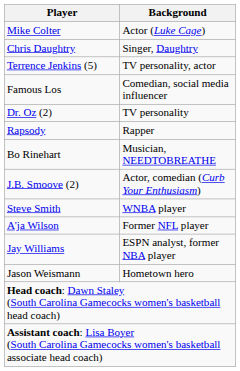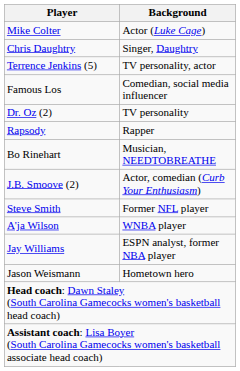(154, 208) WNBA player -> (165, 208) Former NFL player
(165, 225) Former NFL player -> (154, 225) WNBA player
